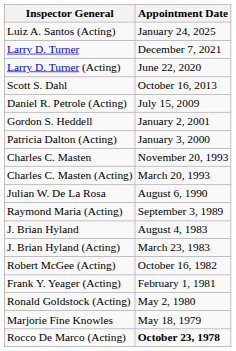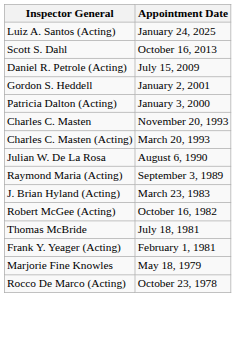- row: (43, 49)
- row: (64, 67)
- row: (43, 229)
+ row: (47, 229)
- row: (69, 301)
(179, 337) bold -> (177, 283) normal
